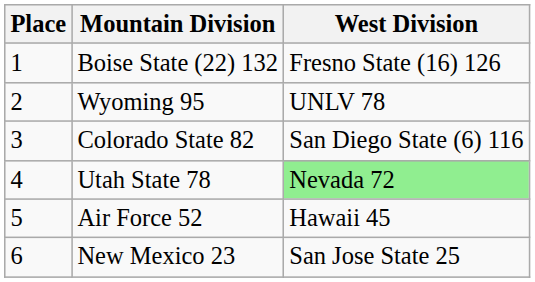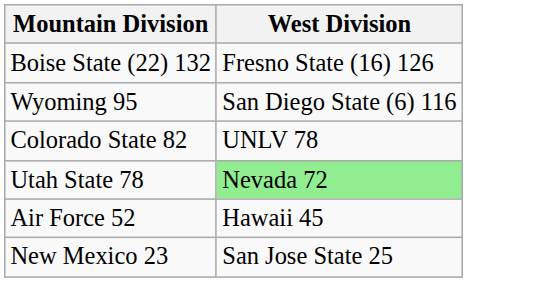- column: (38, 23)
(337, 101) UNLV 78 -> (339, 101) San Diego State (6) 116
(406, 140) San Diego State (6) 116 -> (270, 140) UNLV 78
